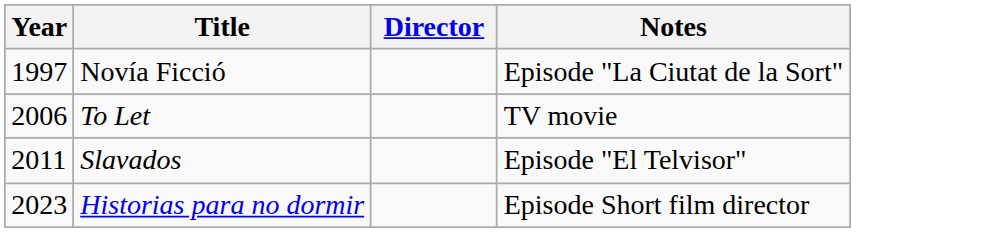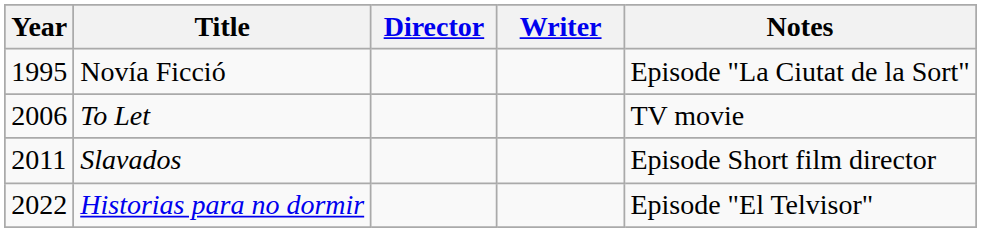+ column: (561, 26)
(39, 71) 1997 -> (39, 71) 1995
(625, 159) Episode "El Telvisor" -> (783, 159) Episode Short film director
(39, 204) 2023 -> (39, 204) 2022
(657, 204) Episode Short film director -> (752, 204) Episode "El Telvisor"
